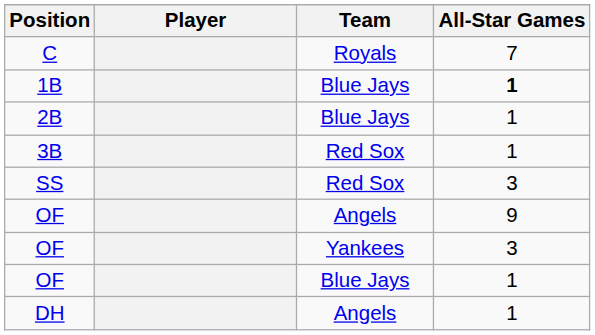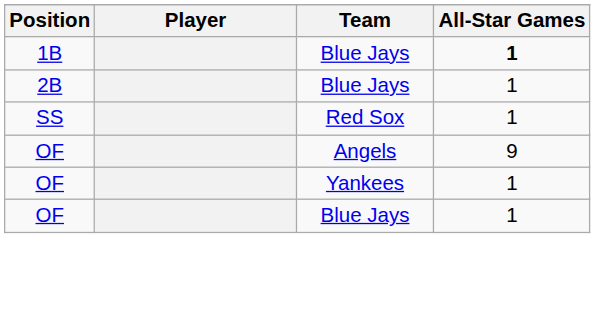- row: (50, 53)
- row: (50, 150)
(512, 183) 3 -> (512, 118) 1
(512, 248) 3 -> (512, 183) 1
- row: (50, 313)
